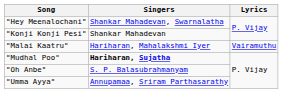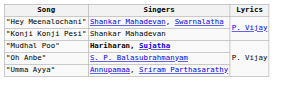- row: (37, 47)
